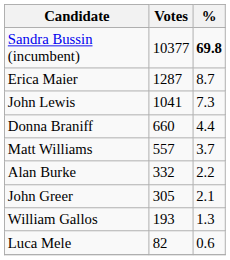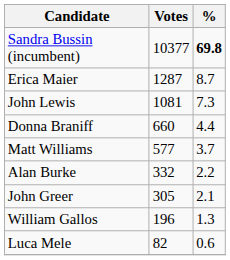(167, 102) 1041 -> (167, 102) 1081
(164, 149) 557 -> (164, 149) 577
(164, 219) 193 -> (164, 219) 196
